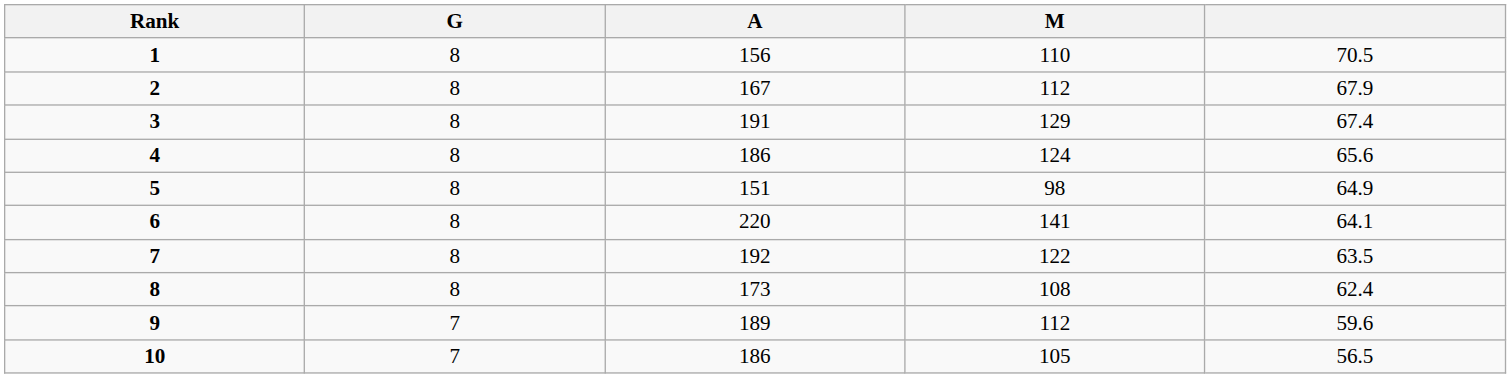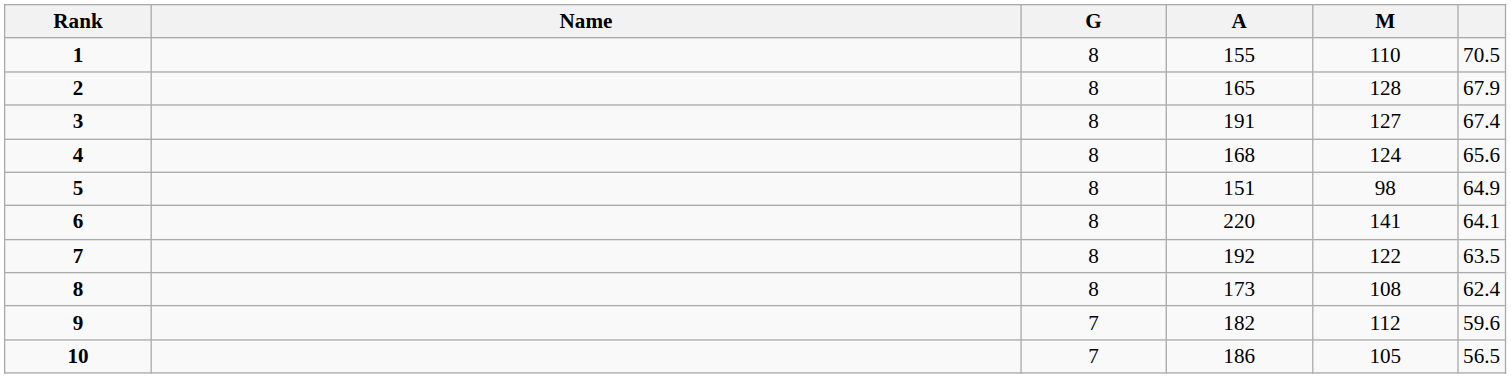+ column: (586, 21)
(755, 54) 156 -> (1239, 54) 155
(755, 88) 167 -> (1239, 88) 165
(1055, 88) 112 -> (1385, 88) 128
(1055, 121) 129 -> (1385, 121) 127
(755, 155) 186 -> (1239, 155) 168
(755, 322) 189 -> (1239, 322) 182
